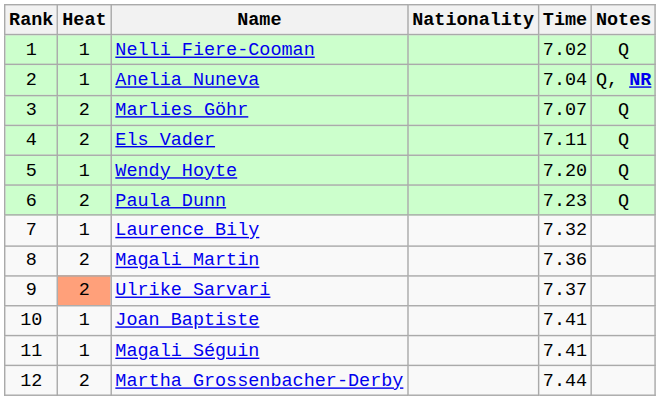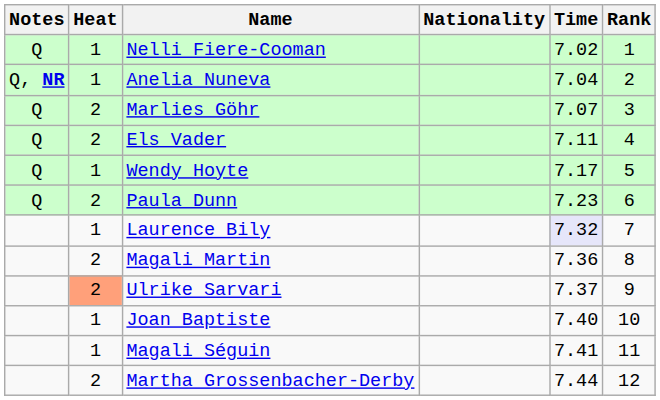columns swapped: (31, 20) <-> (624, 20)
(565, 170) 7.20 -> (576, 170) 7.17
(565, 230) no background -> (576, 230) lavender background
(565, 321) 7.41 -> (576, 321) 7.40
